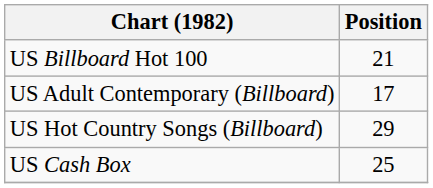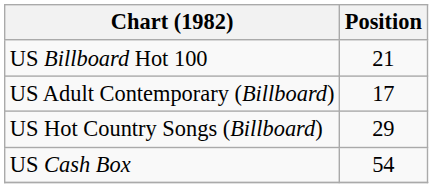(383, 164) 25 -> (383, 164) 54
